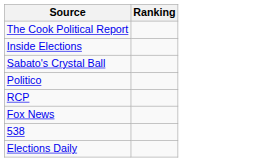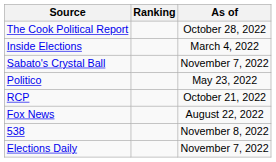+ column: (225, 13)
